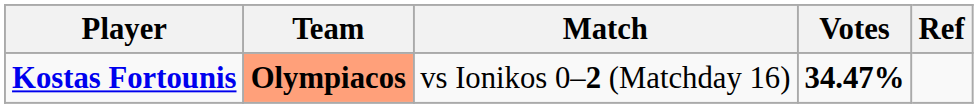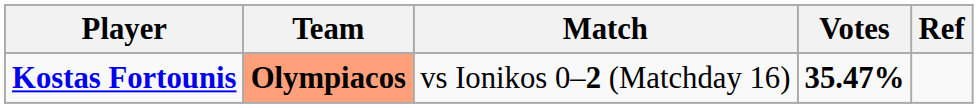(855, 77) 34.47% -> (855, 77) 35.47%
